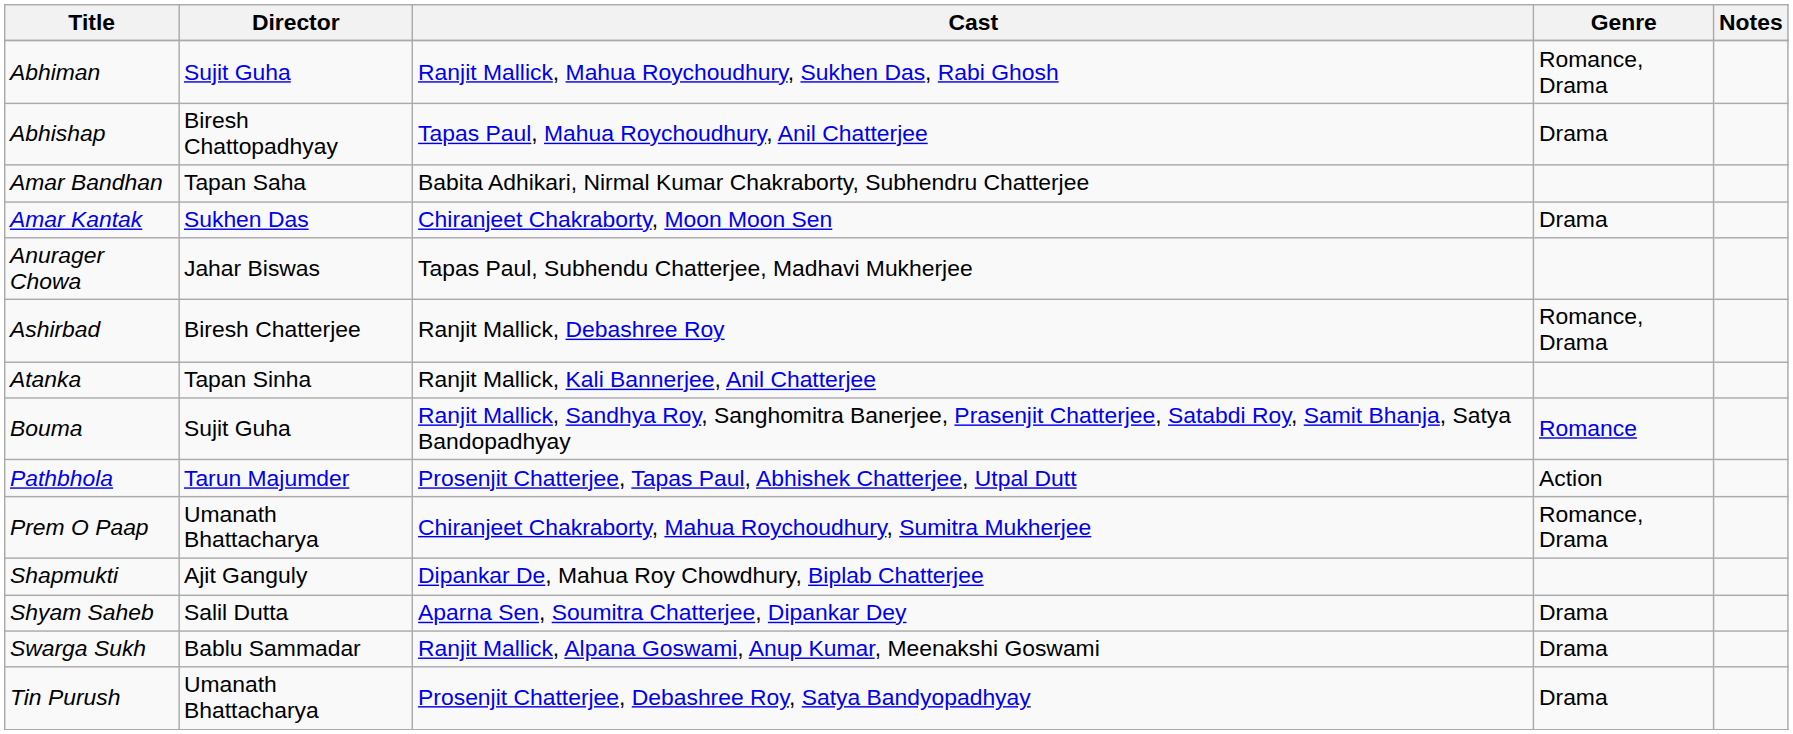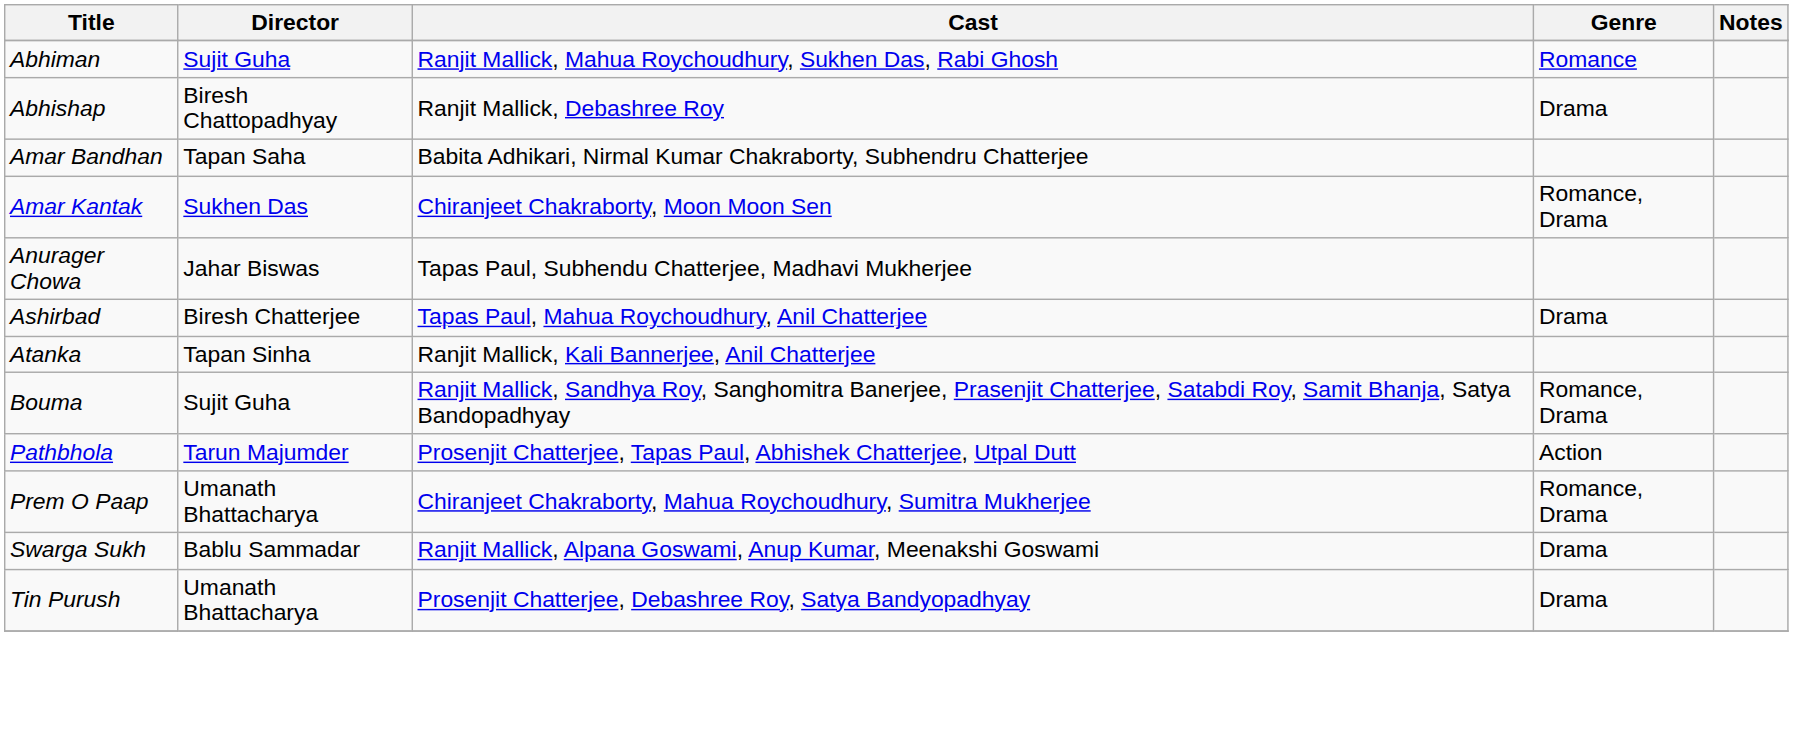(1591, 71) Romance, Drama -> (1588, 58) Romance
(673, 133) Tapas Paul, Mahua Roychoudhury, Anil Chatterjee -> (571, 108) Ranjit Mallick, Debashree Roy
(1573, 219) Drama -> (1591, 206) Romance, Drama
(571, 330) Ranjit Mallick, Debashree Roy -> (672, 317) Tapas Paul, Mahua Roychoudhury, Anil Chatterjee
(1591, 330) Romance, Drama -> (1573, 317) Drama
(1588, 428) Romance -> (1591, 403) Romance, Drama
- row: (64, 576)
- row: (82, 612)
